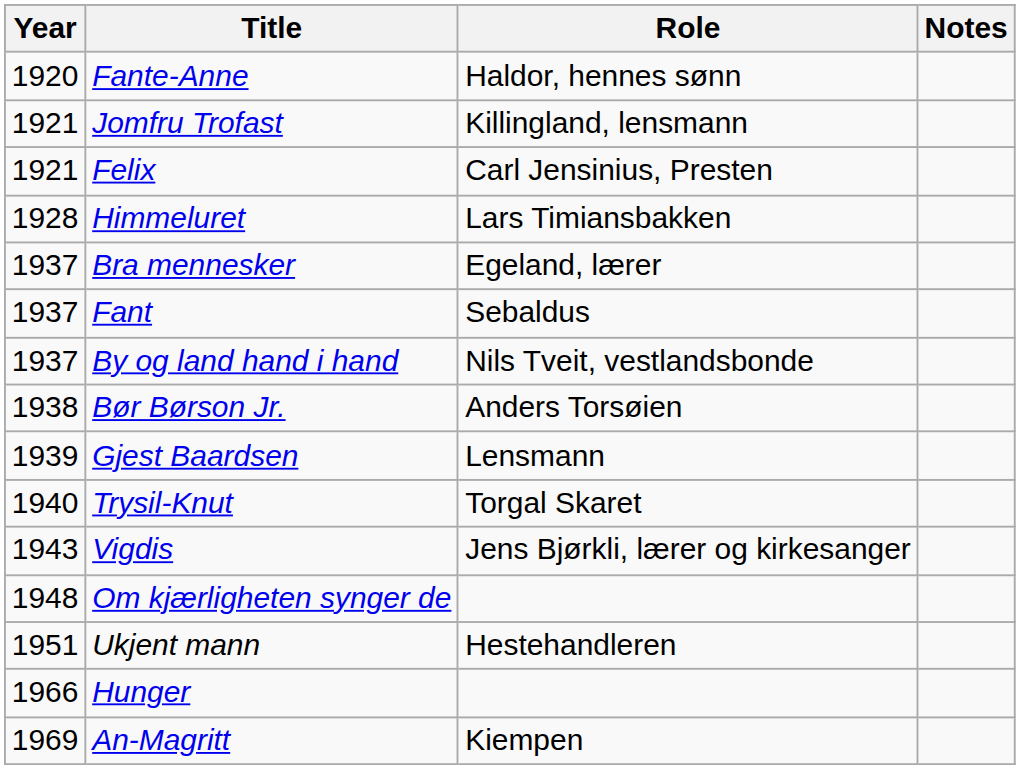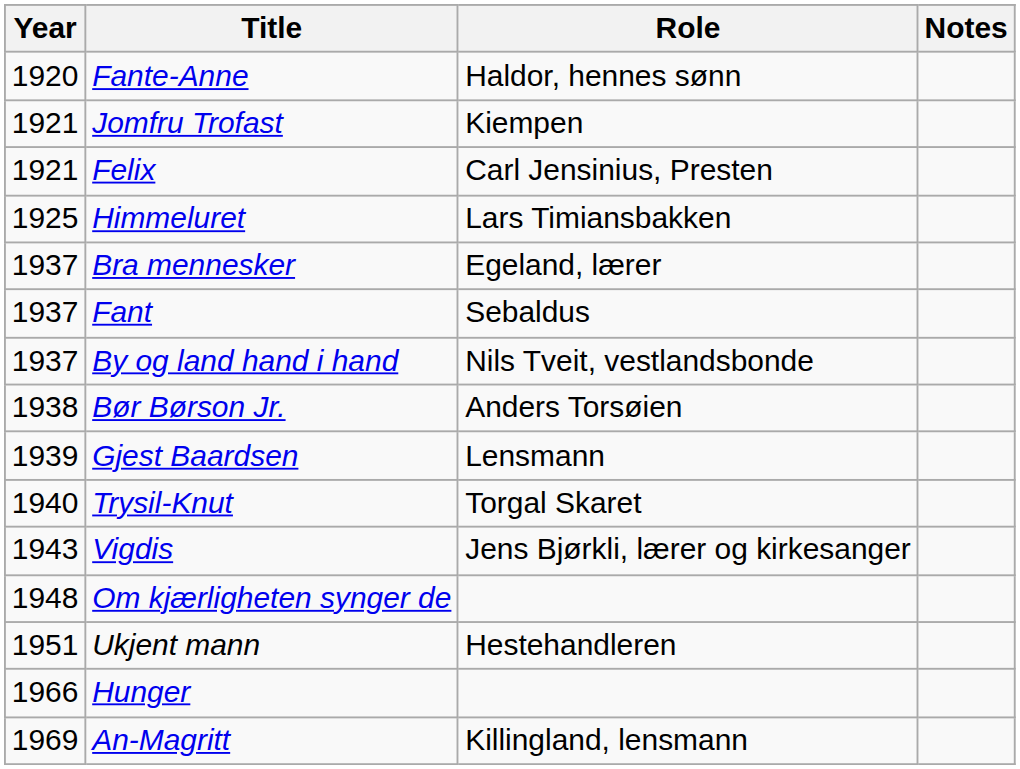(607, 123) Killingland, lensmann -> (524, 123) Kiempen
(45, 218) 1928 -> (45, 218) 1925
(524, 739) Kiempen -> (607, 739) Killingland, lensmann
